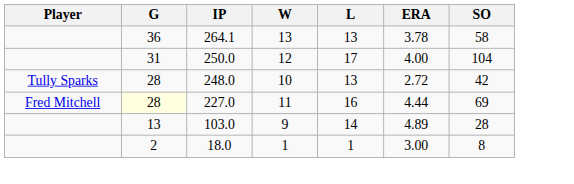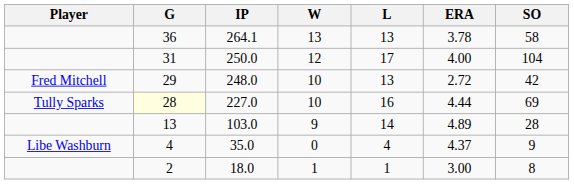(63, 80) Tully Sparks -> (69, 80) Fred Mitchell
(154, 80) 28 -> (170, 80) 29
(63, 102) Fred Mitchell -> (69, 102) Tully Sparks
(285, 102) 11 -> (314, 102) 10
+ row: (242, 146)
